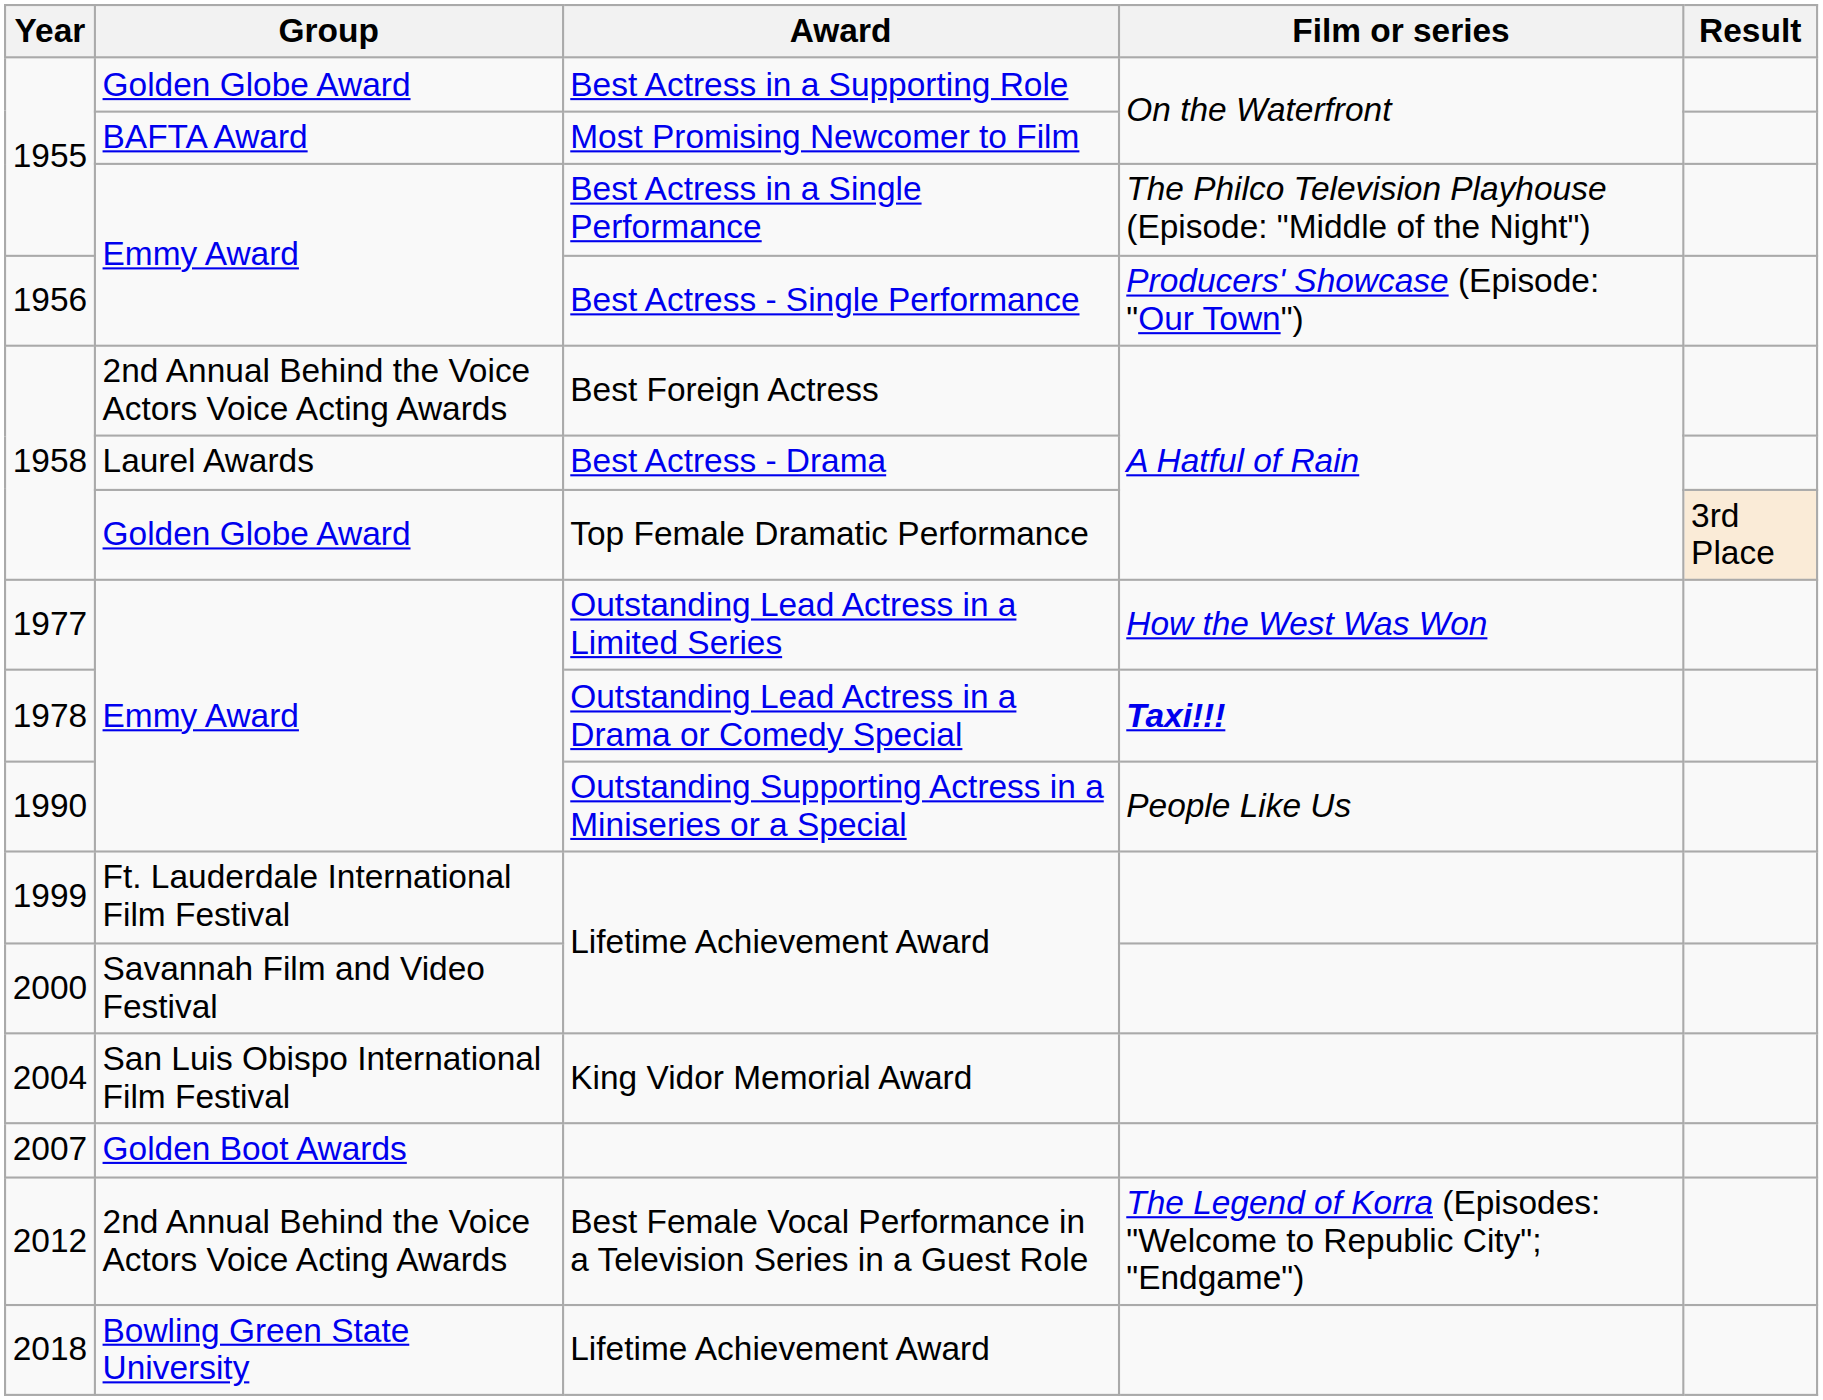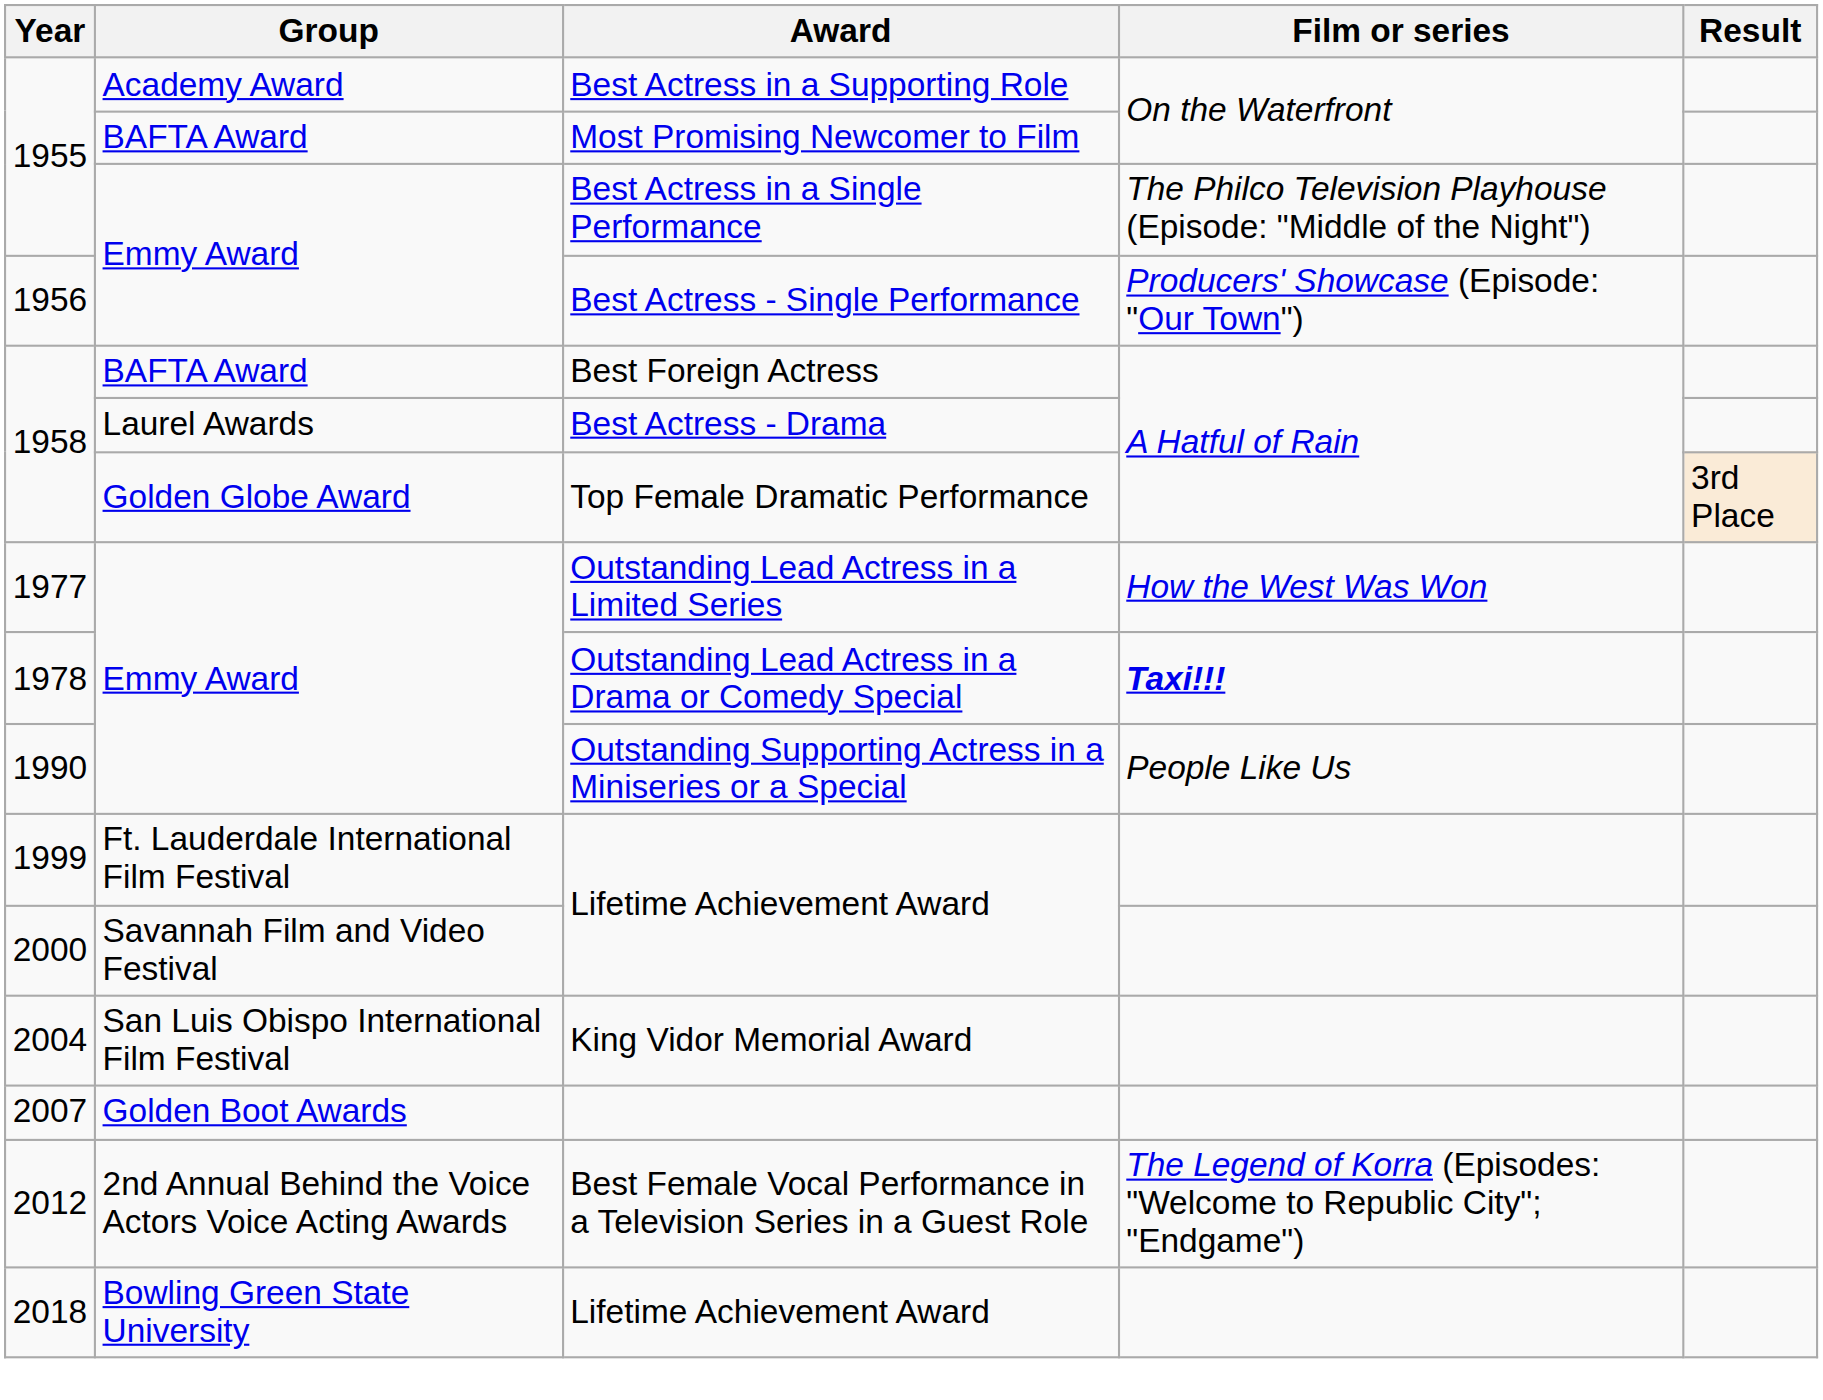(257, 84) Golden Globe Award -> (223, 84) Academy Award
(316, 390) 2nd Annual Behind the Voice Actors Voice Acting Awards -> (205, 371) BAFTA Award
